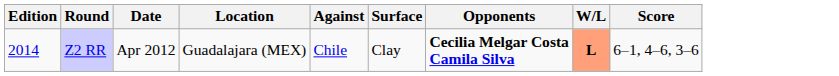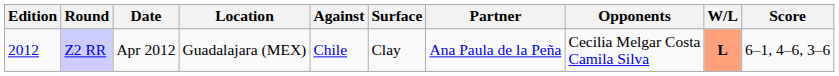+ column: (495, 16)
(24, 50) 2014 -> (24, 50) 2012
(499, 50) bold -> (634, 50) normal
